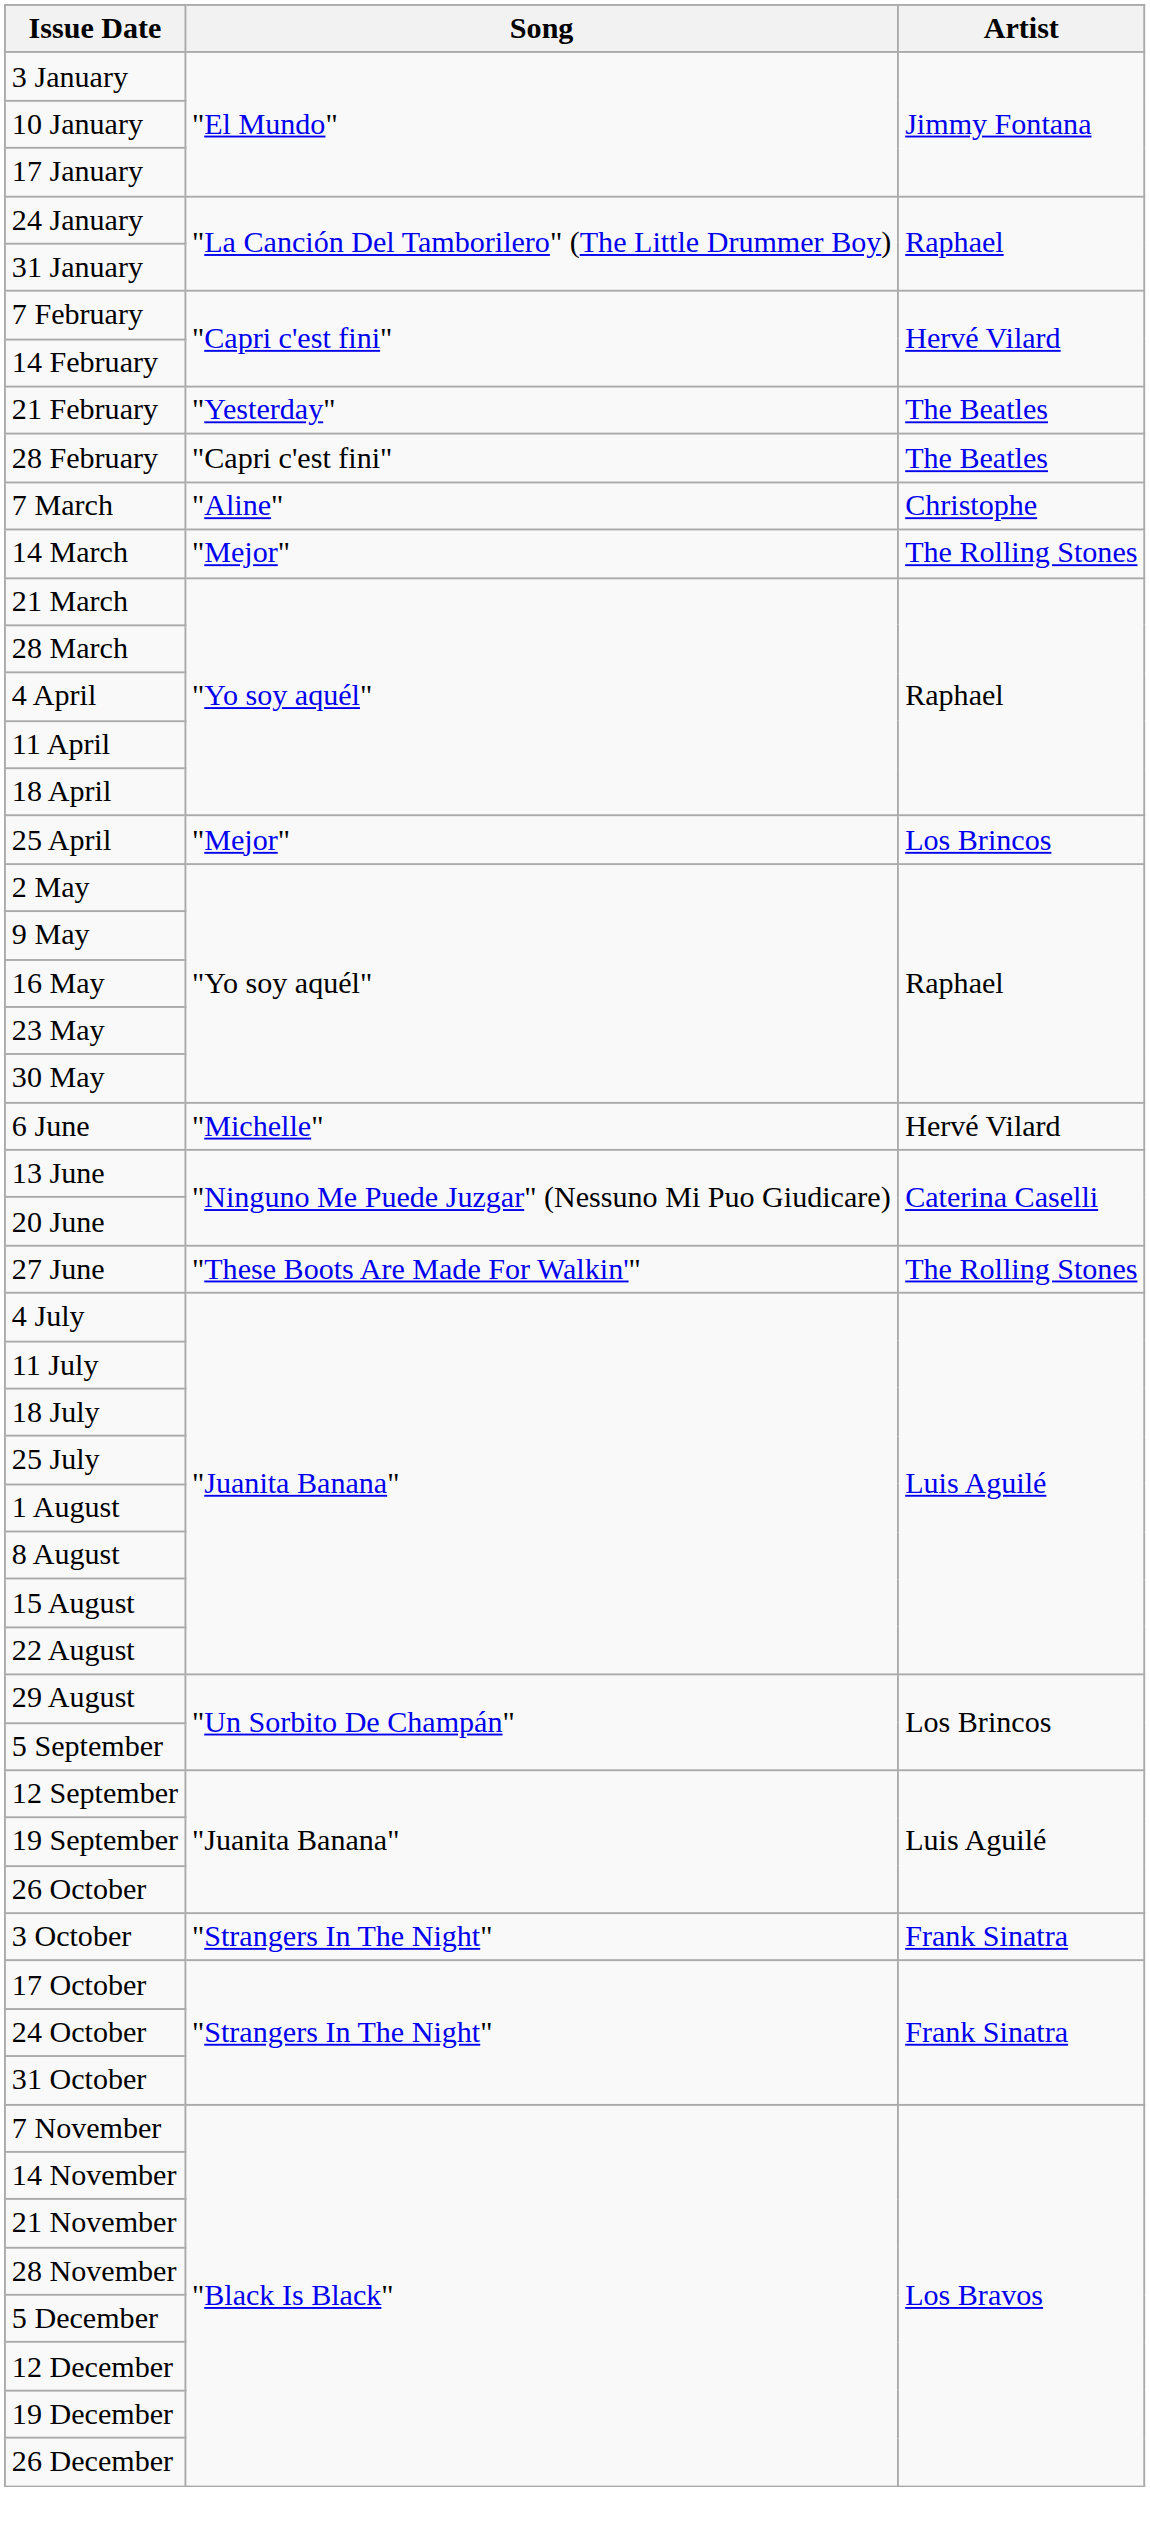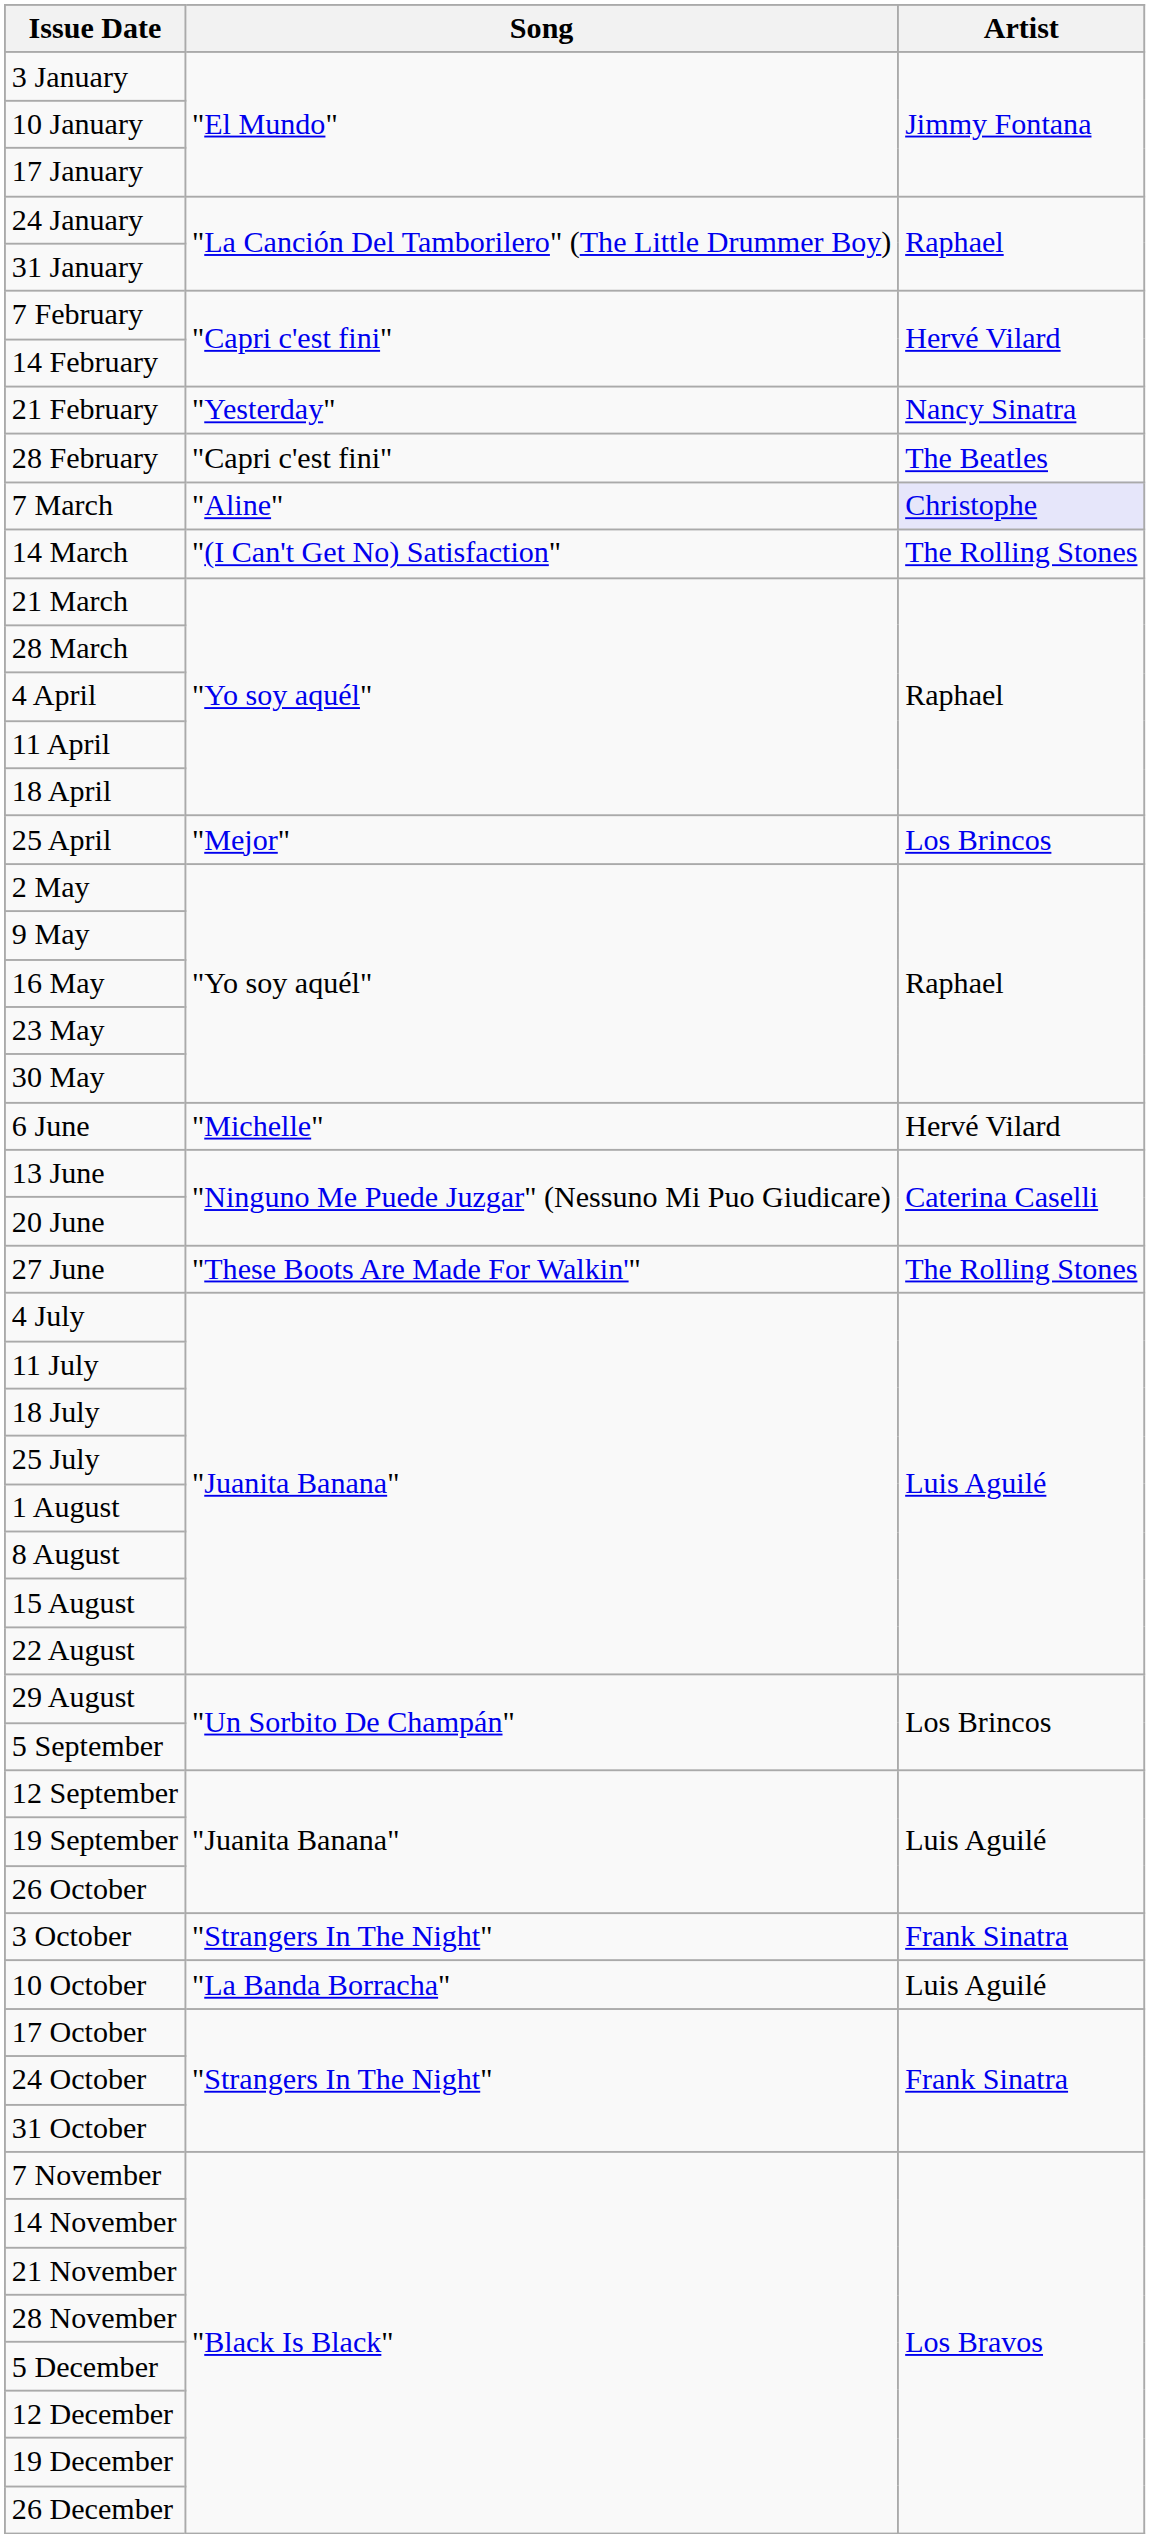(977, 409) The Beatles -> (991, 409) Nancy Sinatra
(971, 505) no background -> (971, 505) lavender background
(241, 553) "Mejor" -> (377, 553) "(I Can't Get No) Satisfaction"
+ row: (79, 1984)
